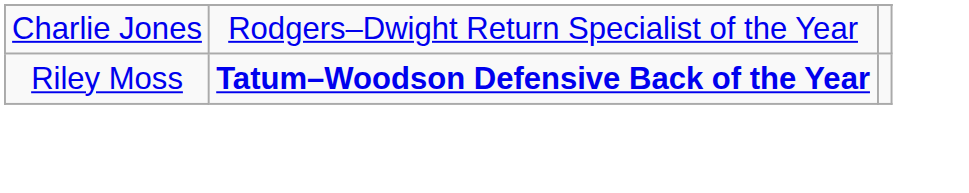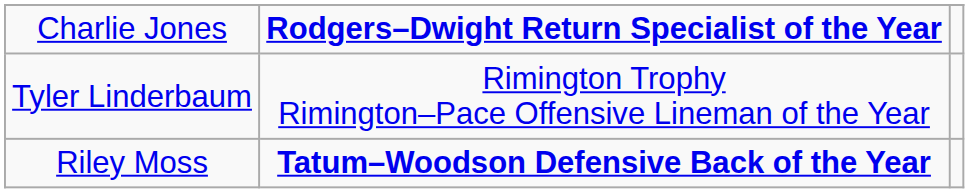(543, 29) normal -> (604, 29) bold
+ row: (132, 95)
